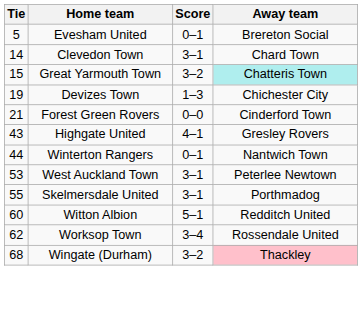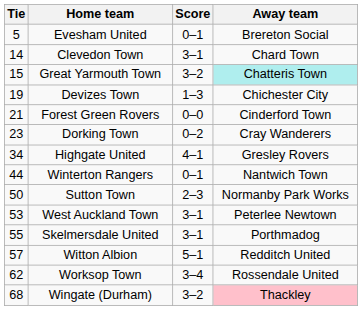+ row: (100, 134)
(16, 134) 43 -> (16, 154) 34
+ row: (100, 194)
(16, 214) 60 -> (16, 255) 57
